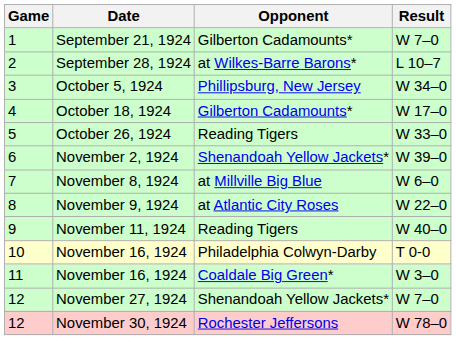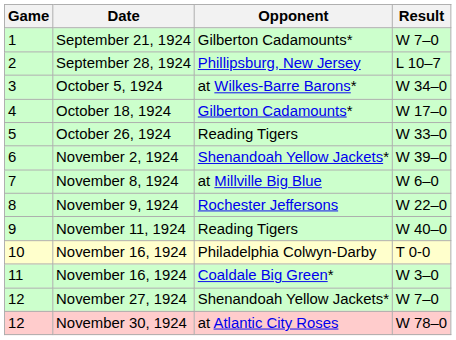(277, 63) at Wilkes-Barre Barons* -> (279, 63) Phillipsburg, New Jersey
(279, 87) Phillipsburg, New Jersey -> (277, 87) at Wilkes-Barre Barons*
(268, 205) at Atlantic City Roses -> (268, 205) Rochester Jeffersons
(268, 323) Rochester Jeffersons -> (268, 323) at Atlantic City Roses
